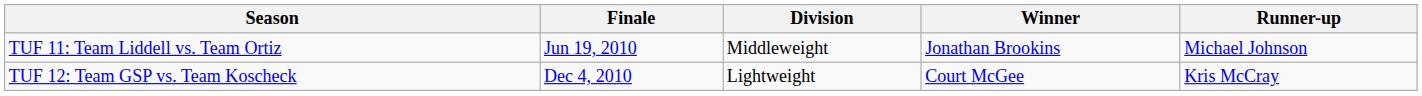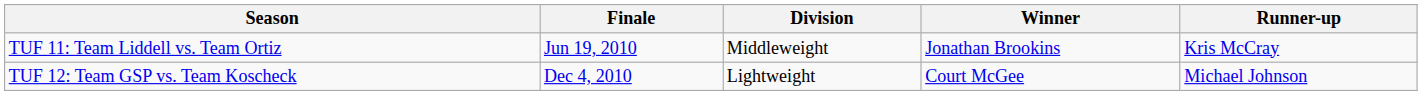(1246, 47) Michael Johnson -> (1232, 47) Kris McCray
(1232, 76) Kris McCray -> (1246, 76) Michael Johnson
